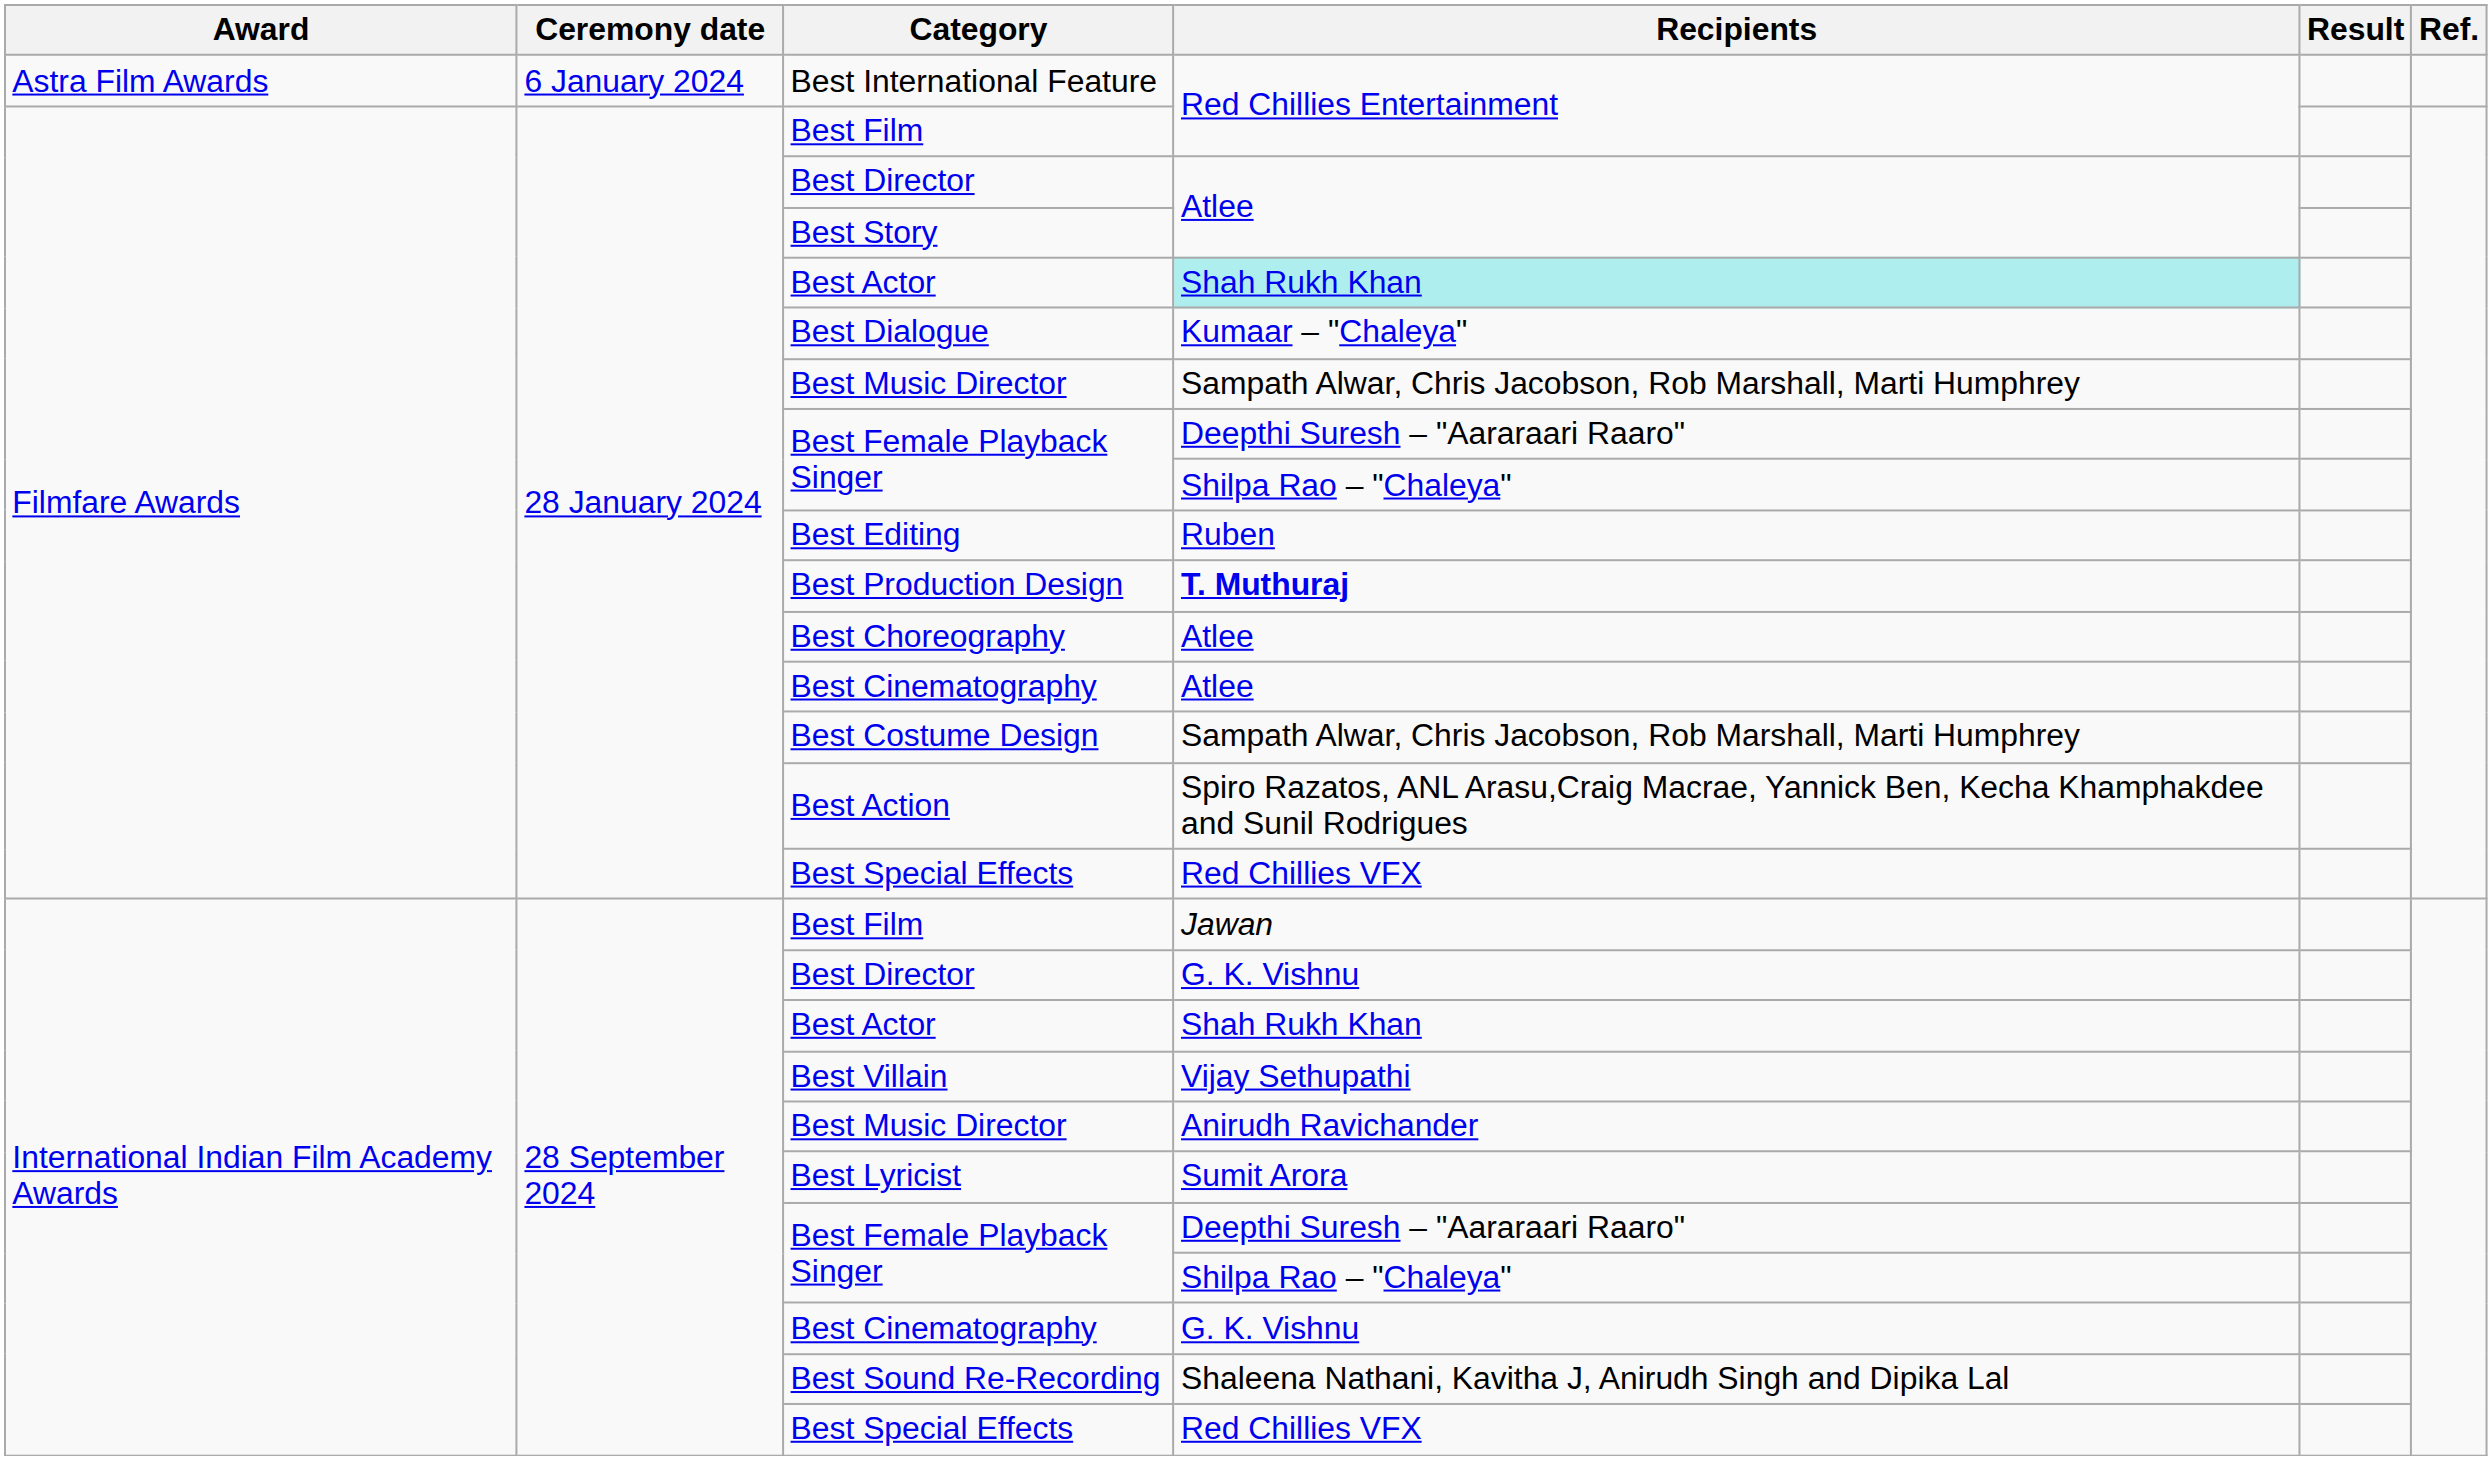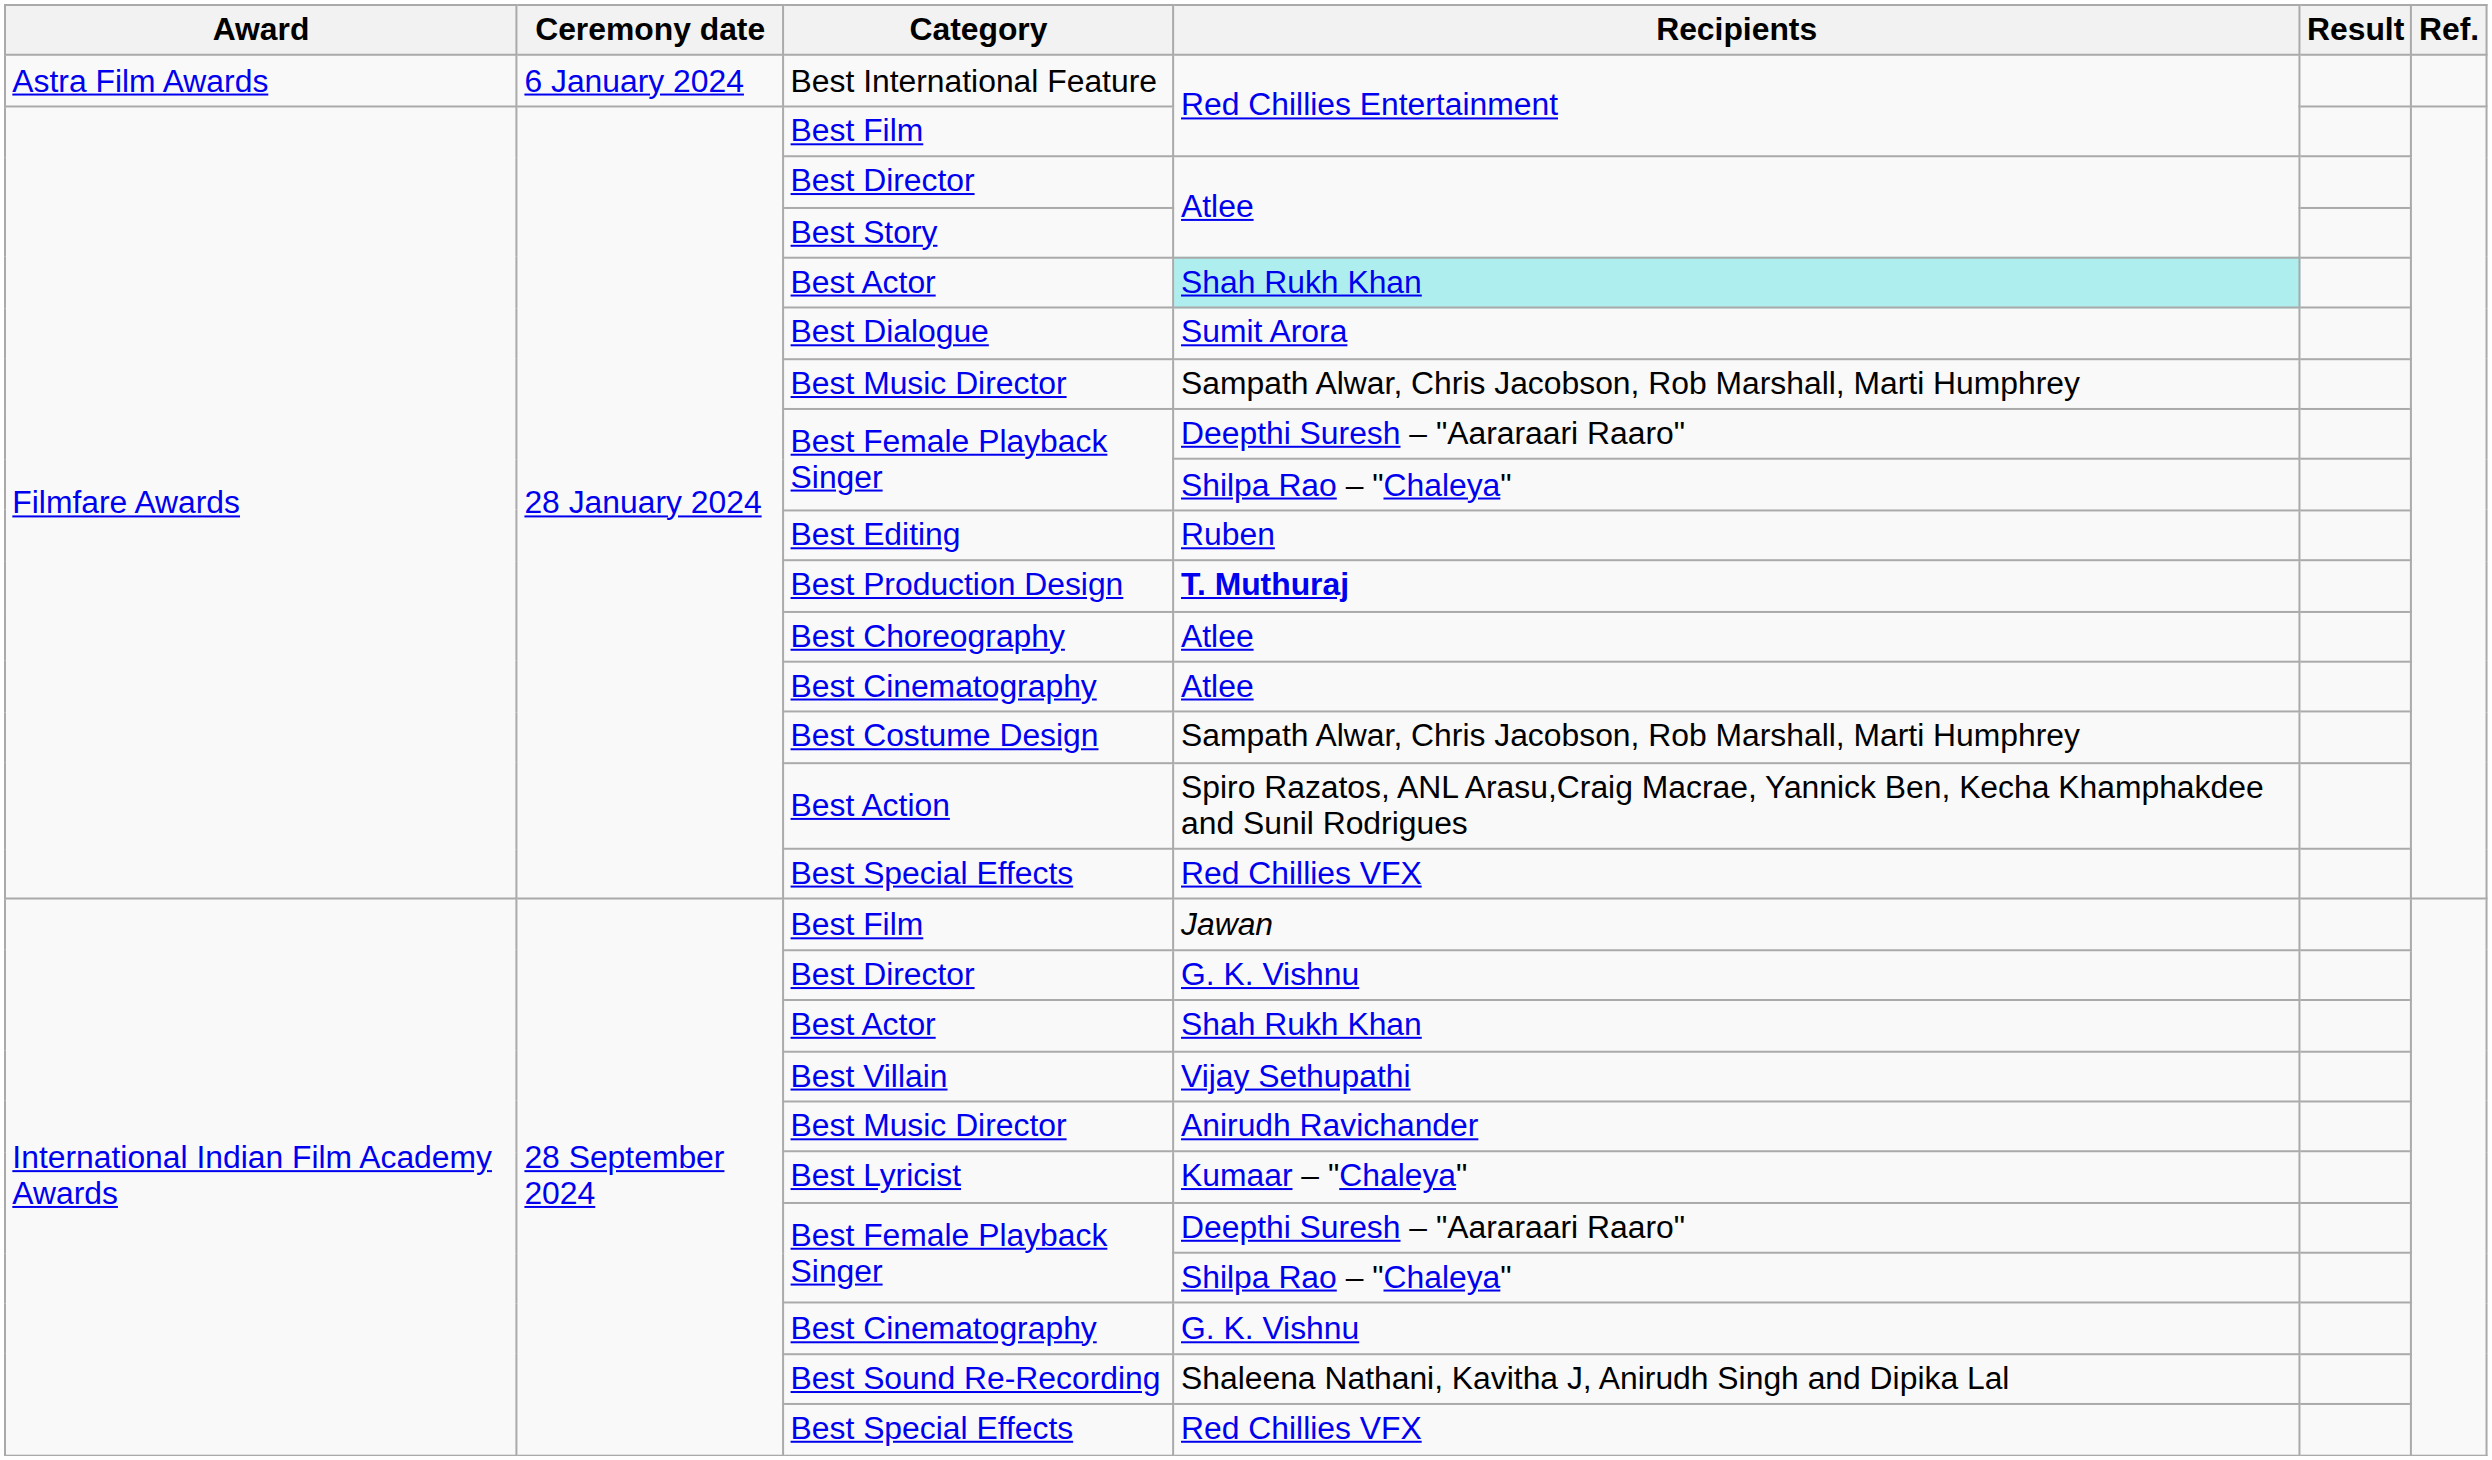(1324, 332) Kumaar – "Chaleya" -> (1264, 332) Sumit Arora
(1264, 1176) Sumit Arora -> (1324, 1176) Kumaar – "Chaleya"
